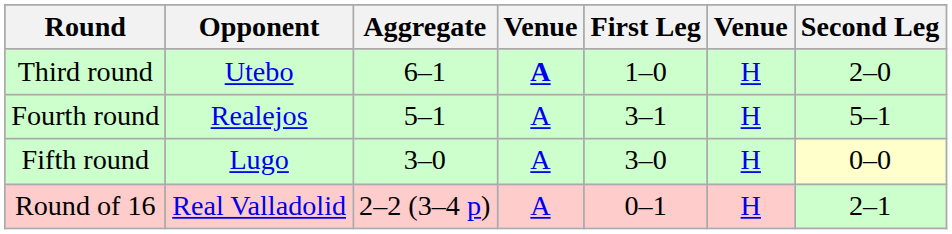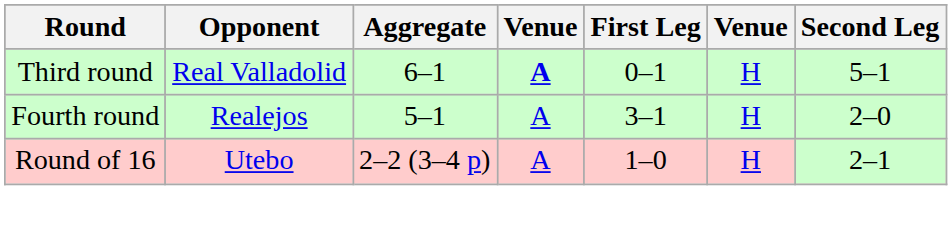(259, 71) Utebo -> (259, 71) Real Valladolid
(646, 71) 1–0 -> (646, 71) 0–1
(870, 71) 2–0 -> (870, 71) 5–1
(870, 116) 5–1 -> (870, 116) 2–0
- row: (85, 160)
(259, 205) Real Valladolid -> (259, 160) Utebo
(646, 205) 0–1 -> (646, 160) 1–0
